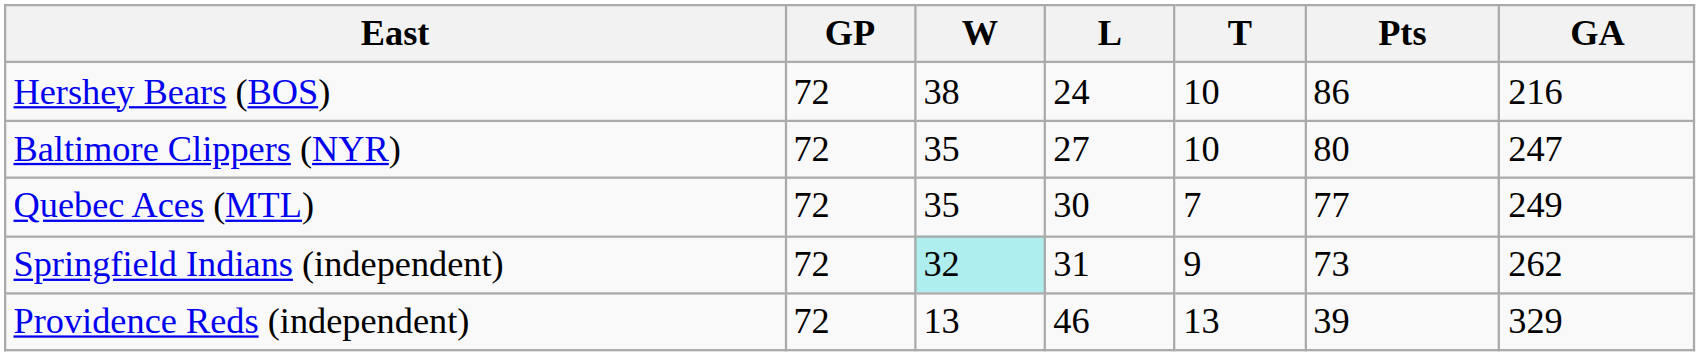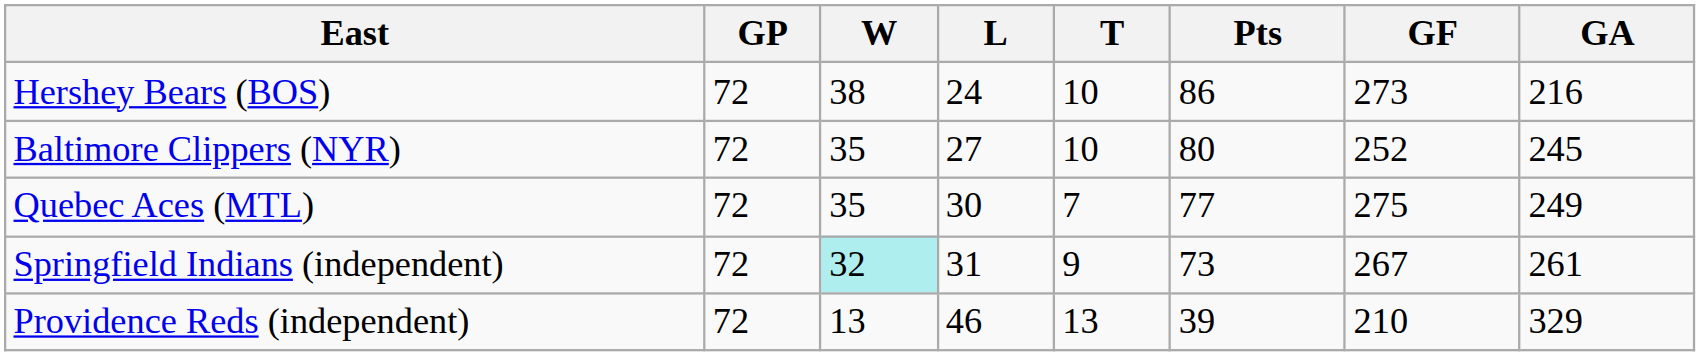+ column: (1433, 33)
(1535, 148) 247 -> (1556, 148) 245
(1535, 263) 262 -> (1556, 263) 261
